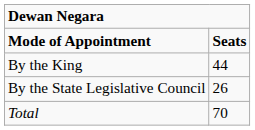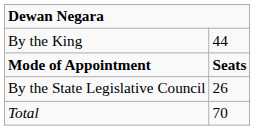rows swapped: (79, 40) <-> (45, 64)
